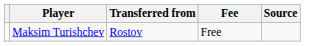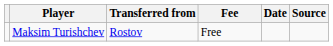+ column: (275, 13)
